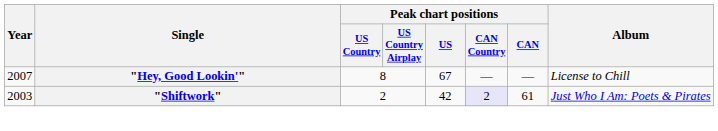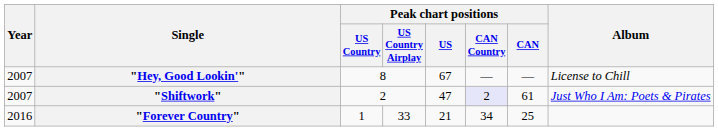(20, 96) 2003 -> (20, 96) 2007
(445, 96) 42 -> (445, 96) 47
+ row: (188, 116)
